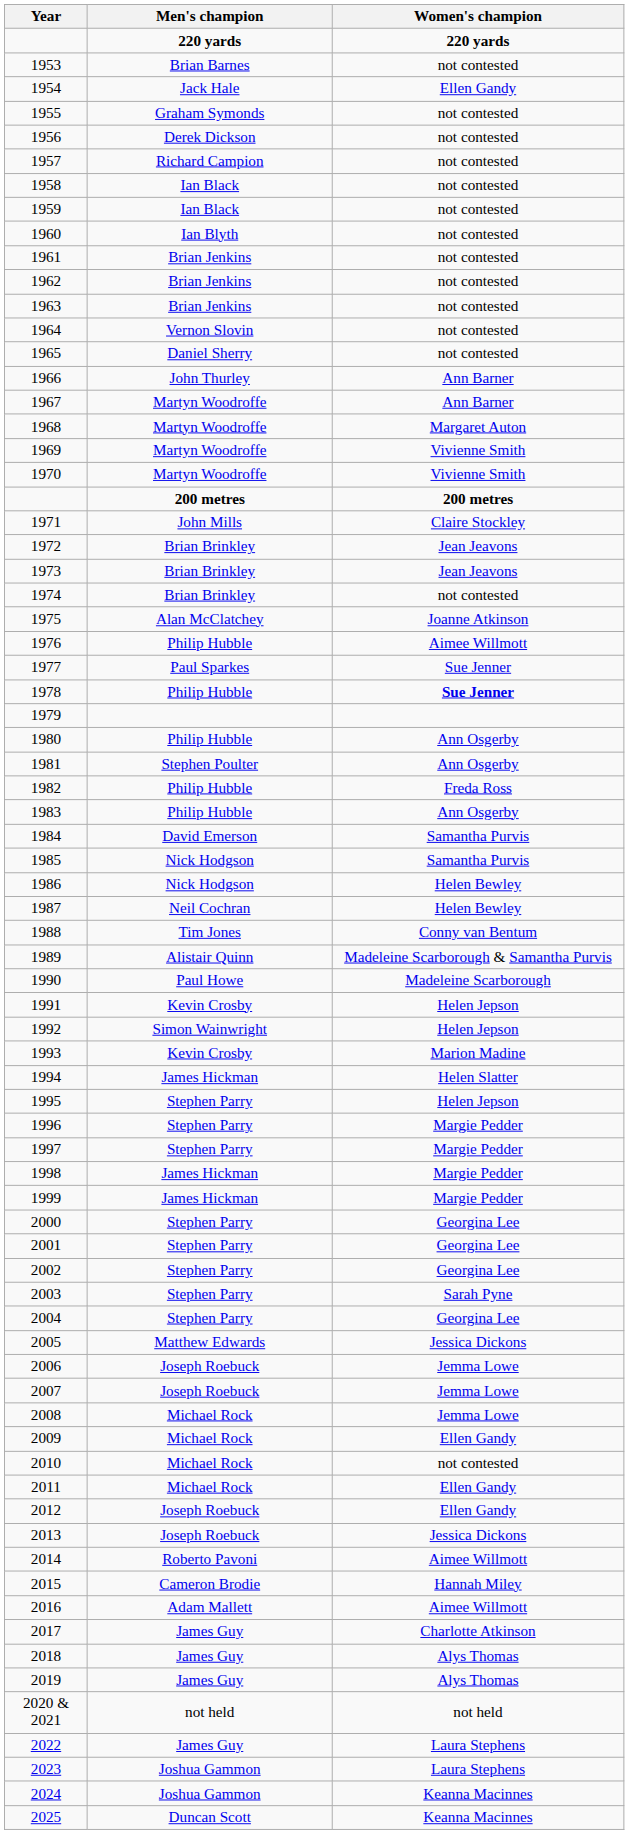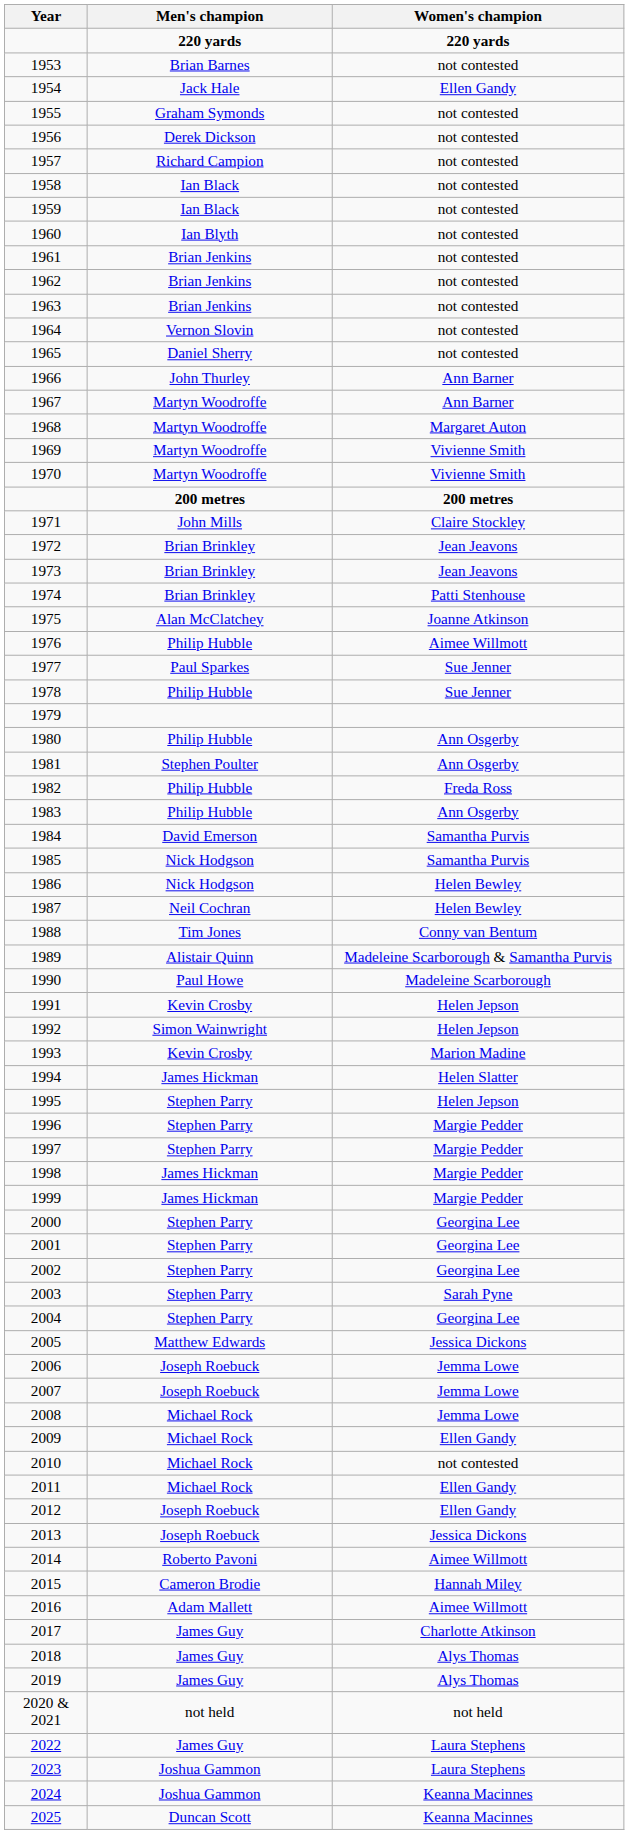(478, 595) not contested -> (478, 595) Patti Stenhouse
(478, 691) bold -> (478, 691) normal
